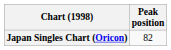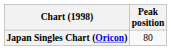(148, 38) 82 -> (148, 38) 80
